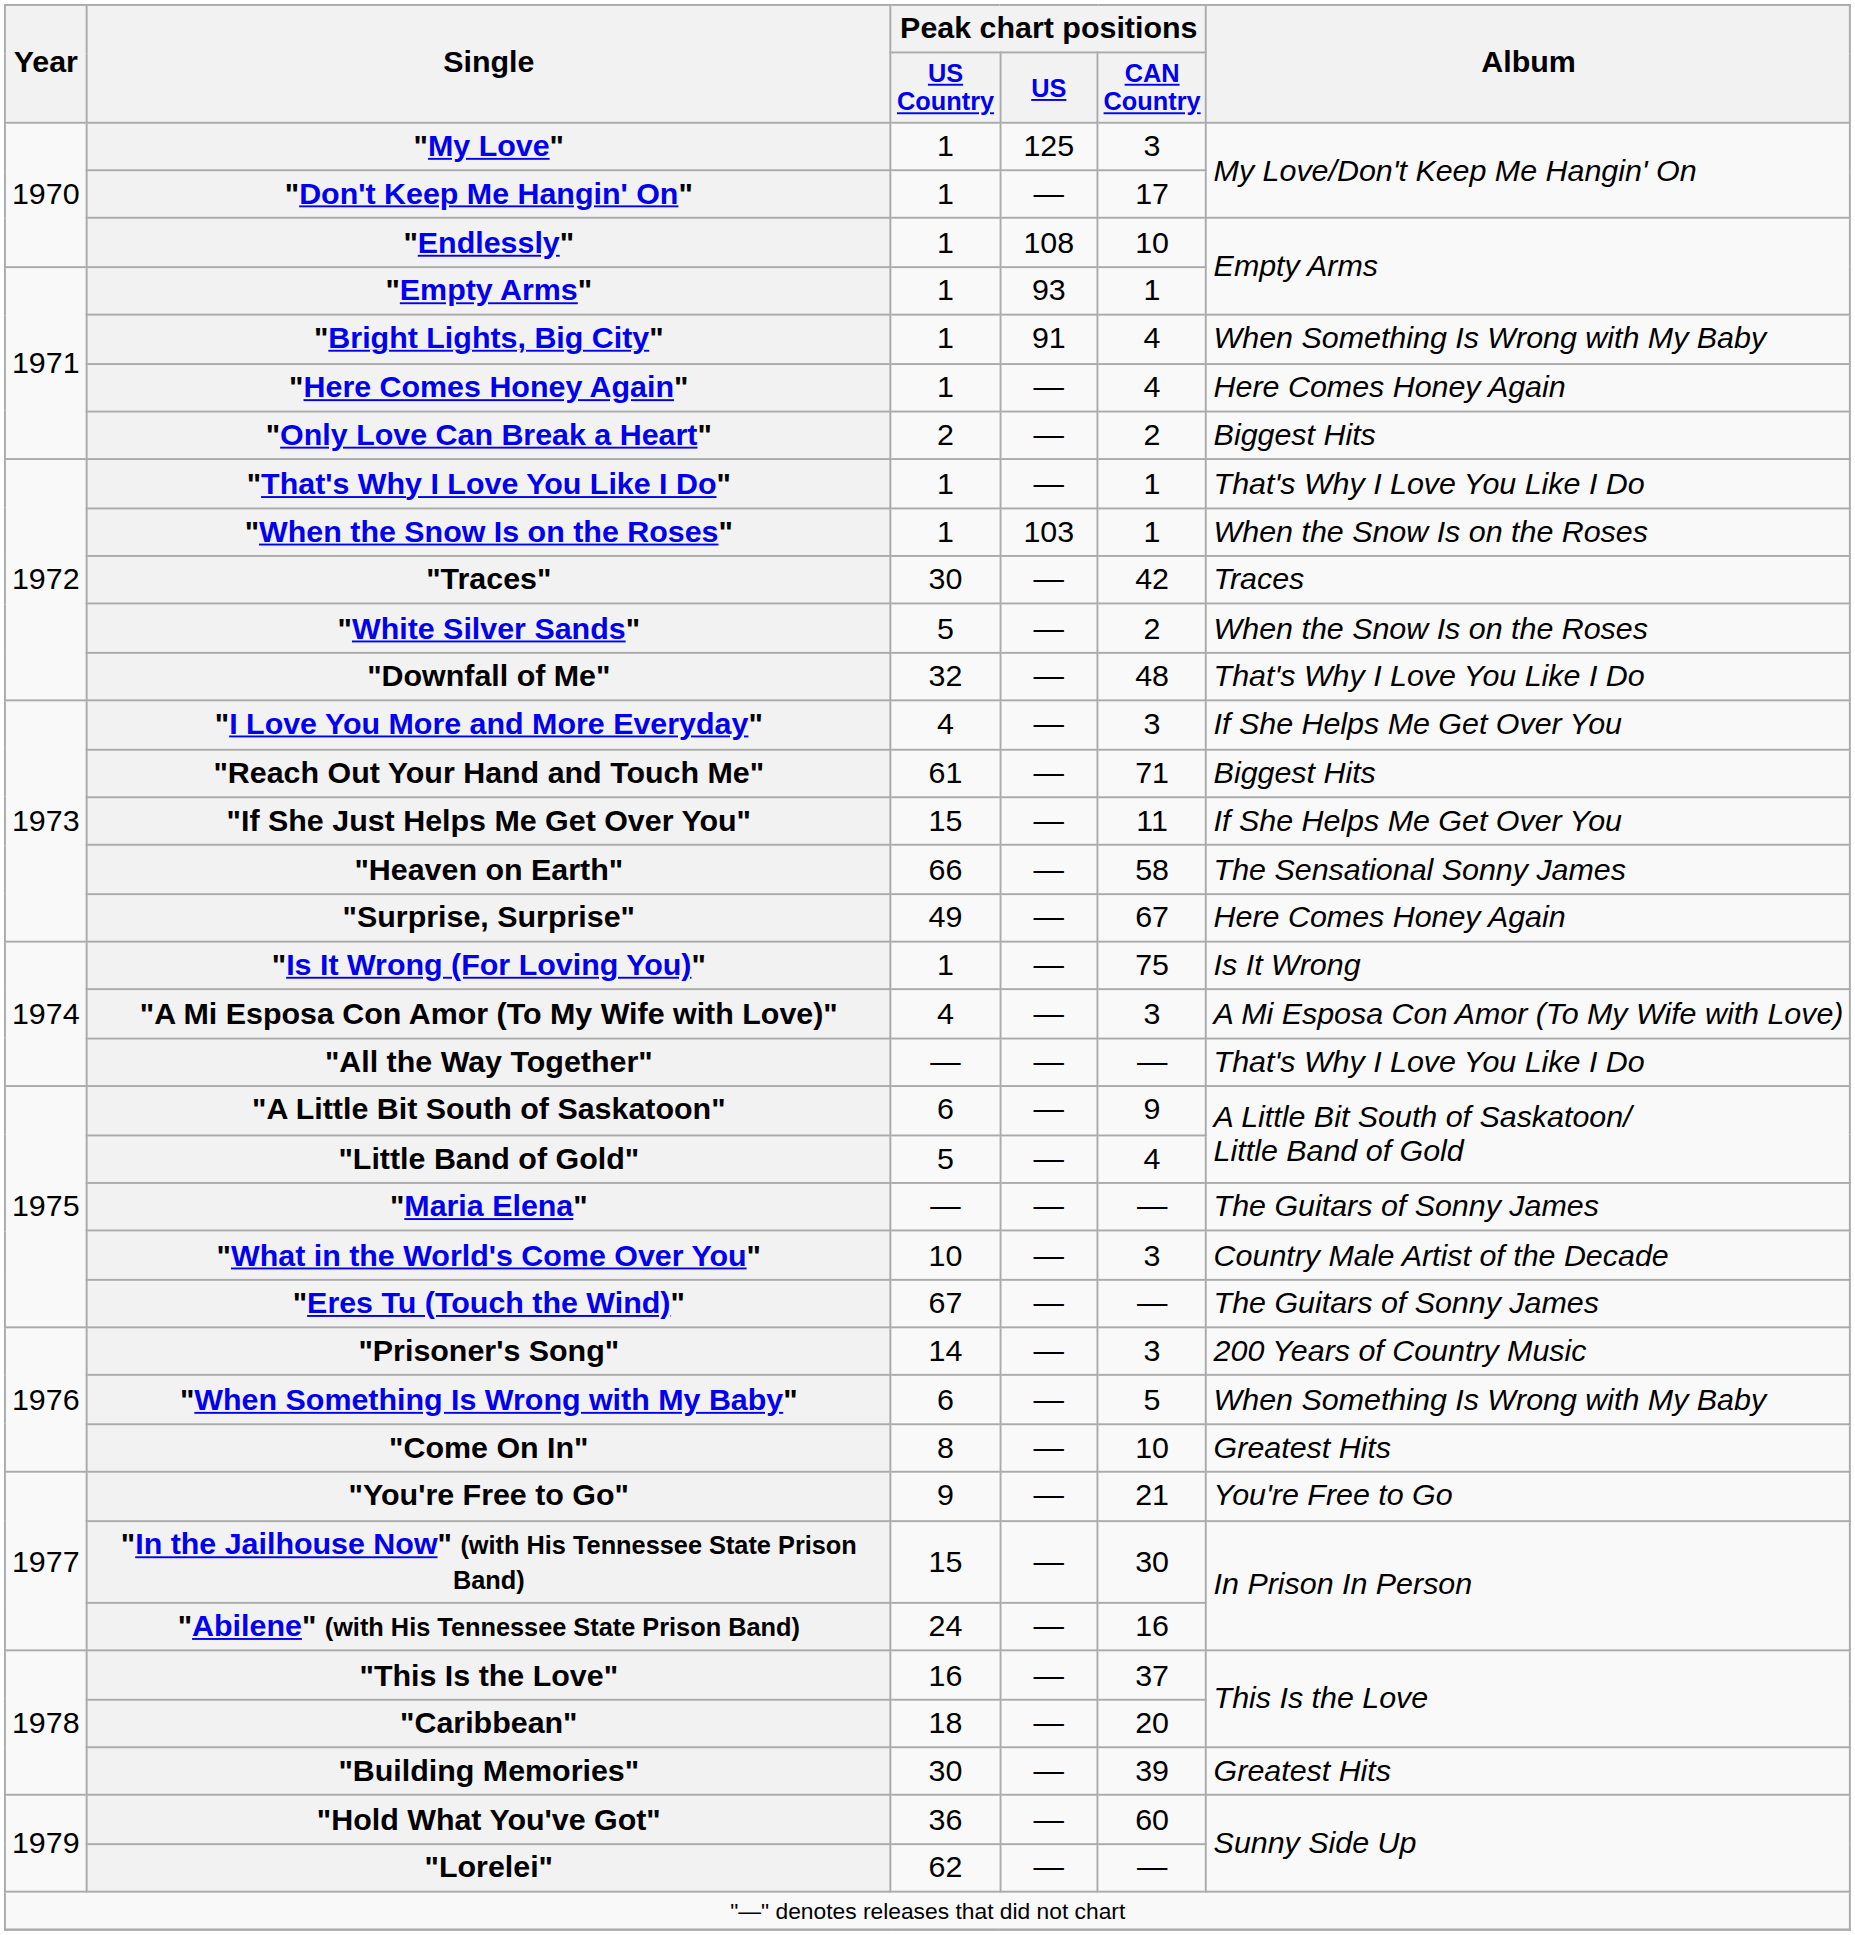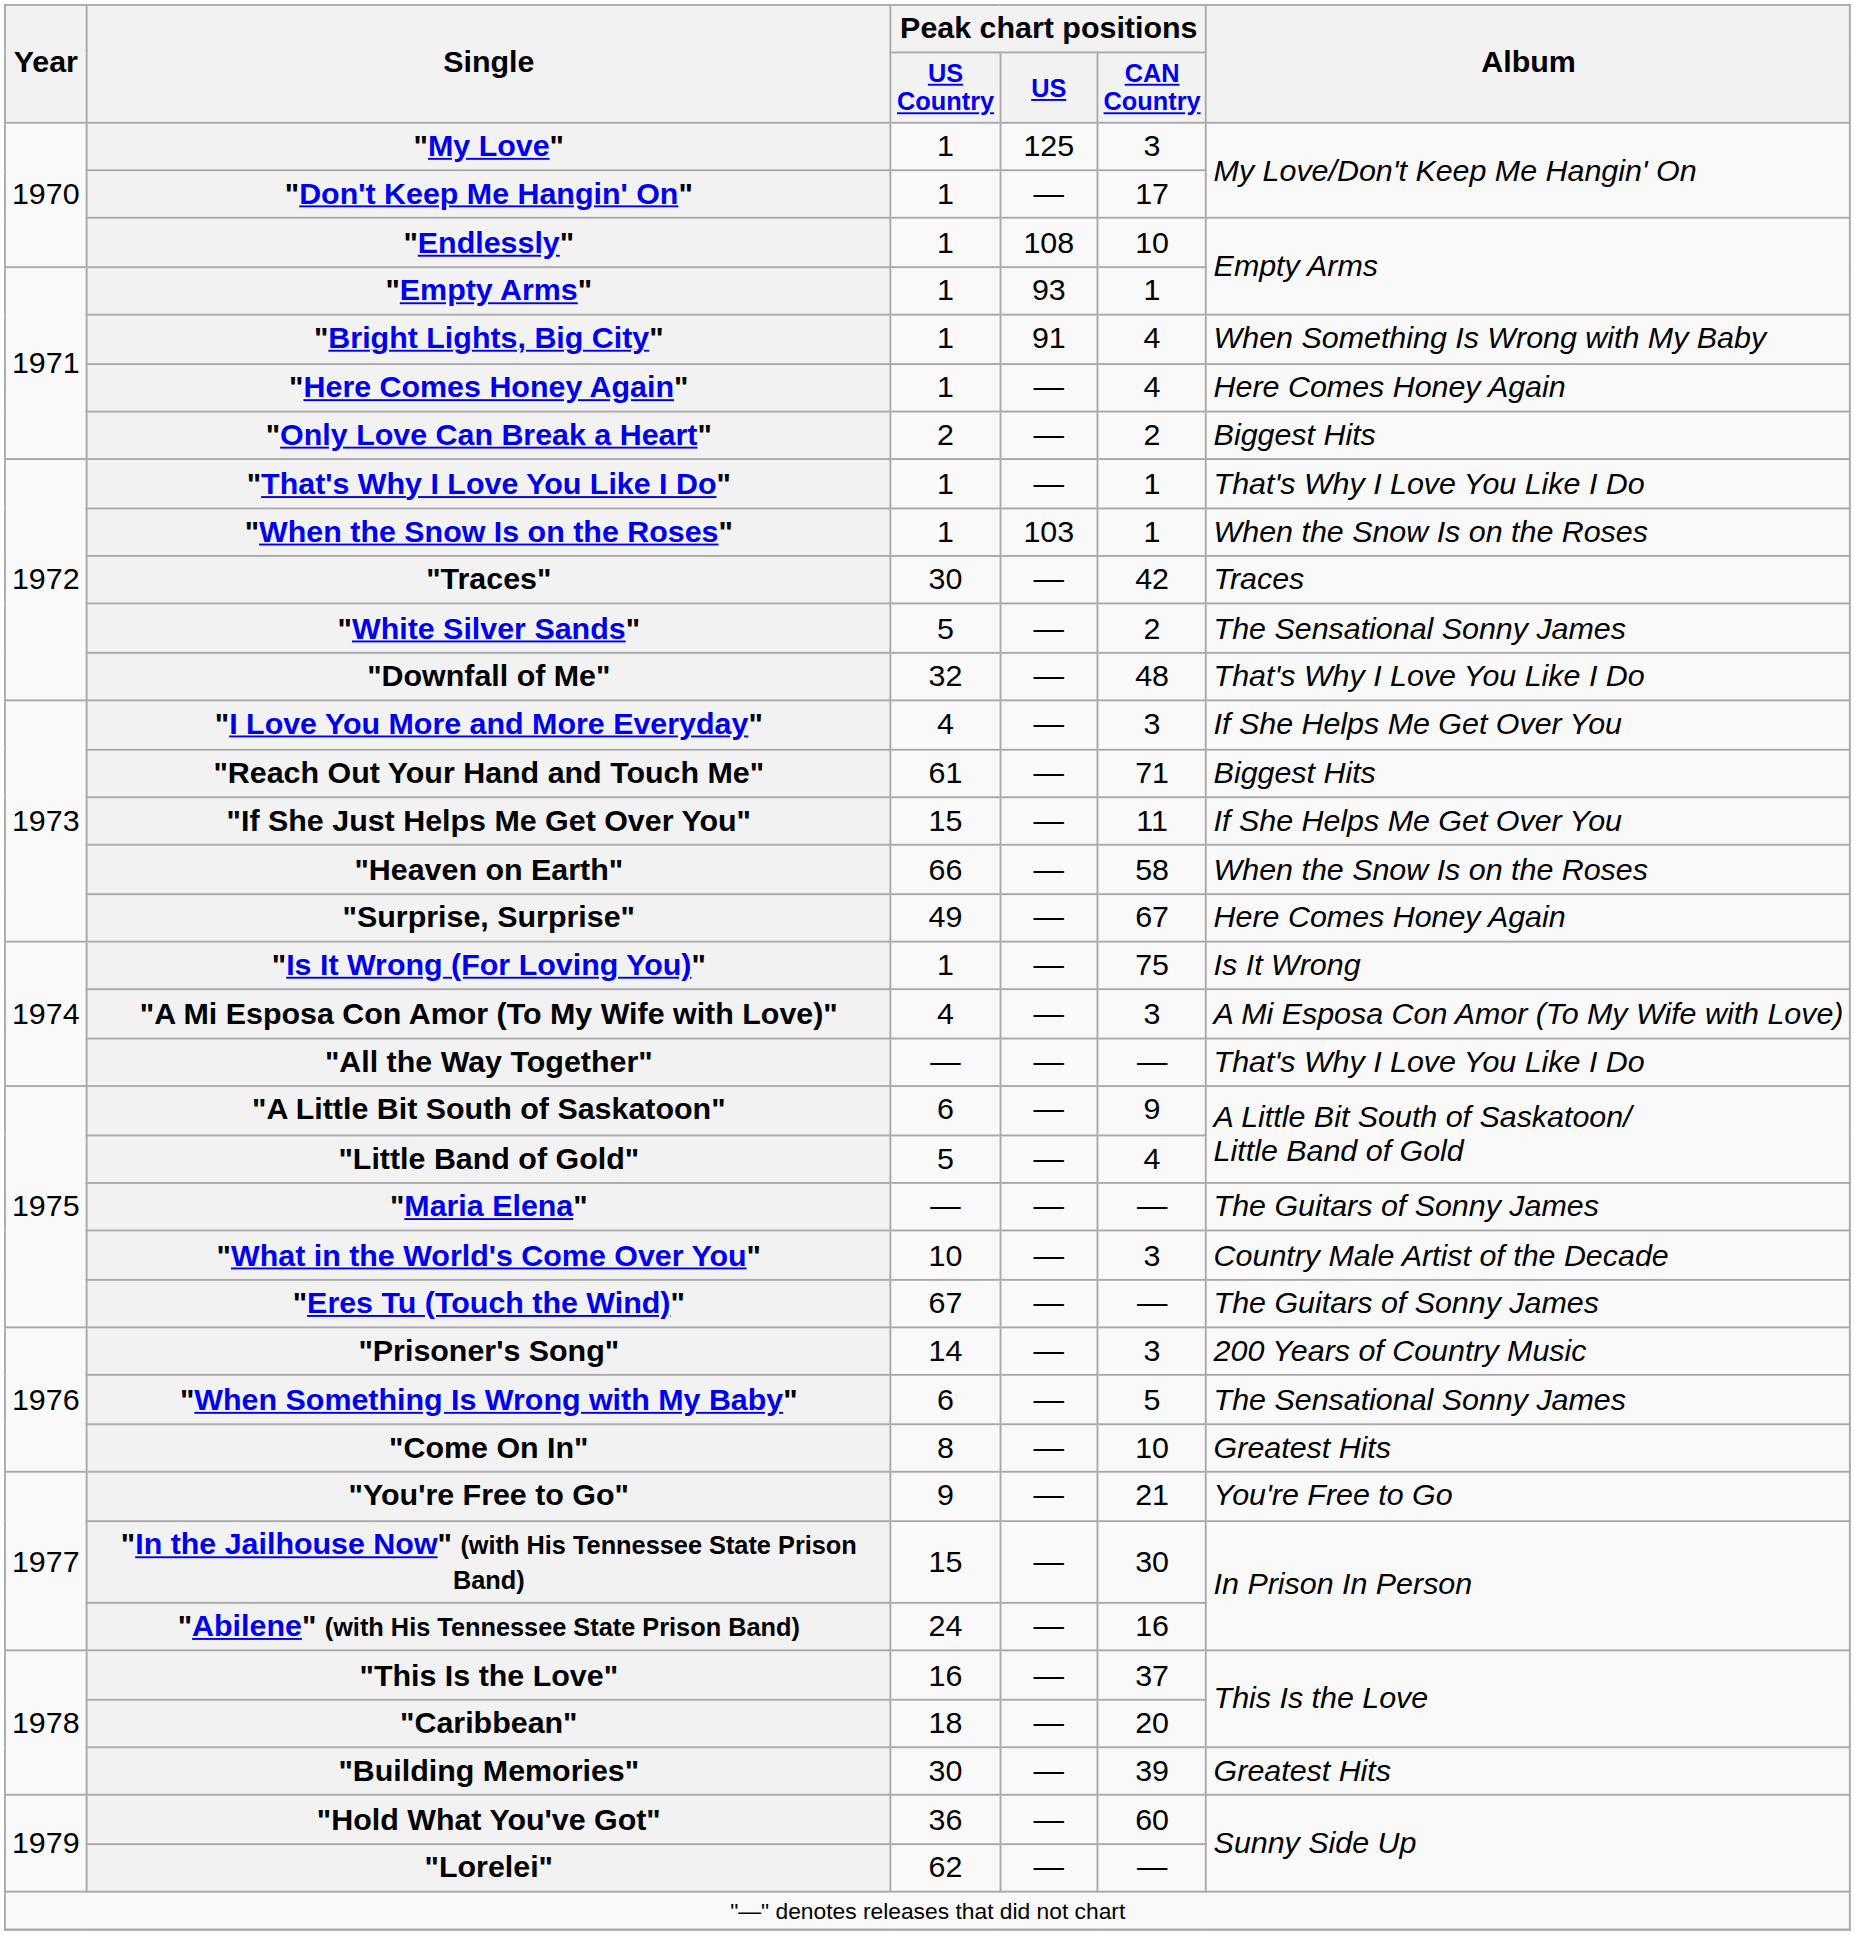(1431, 627) When the Snow Is on the Roses -> (1420, 627) The Sensational Sonny James
(1420, 868) The Sensational Sonny James -> (1431, 868) When the Snow Is on the Roses
(1490, 1399) When Something Is Wrong with My Baby -> (1420, 1399) The Sensational Sonny James
